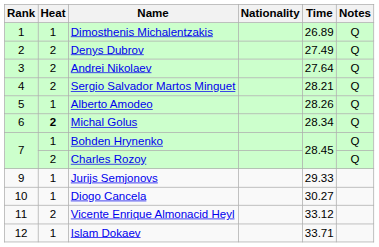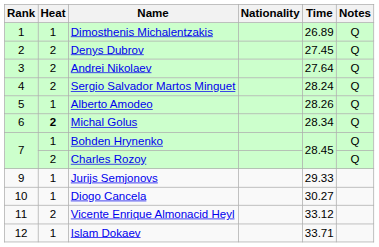(319, 50) 27.49 -> (319, 50) 27.45
(319, 86) 28.21 -> (319, 86) 28.24
